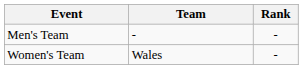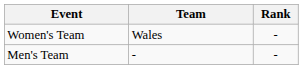rows swapped: (38, 34) <-> (46, 54)
